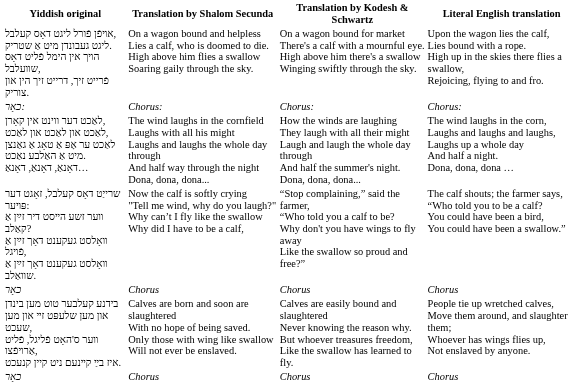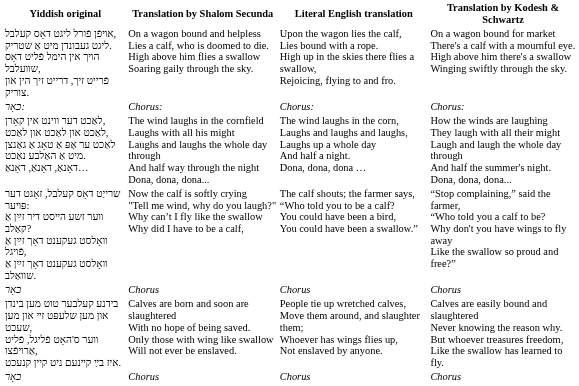columns swapped: (352, 13) <-> (502, 13)
